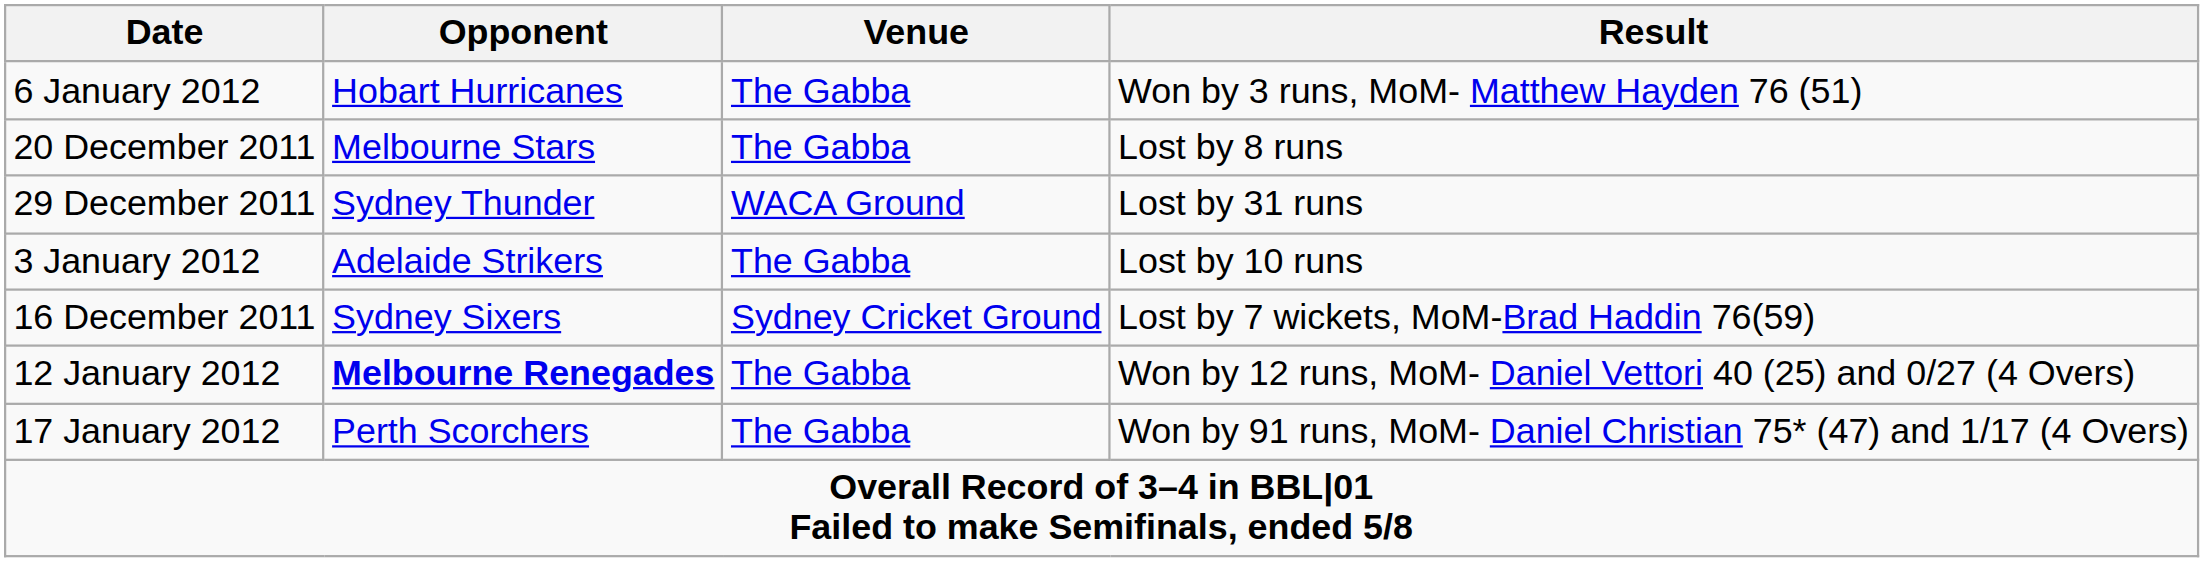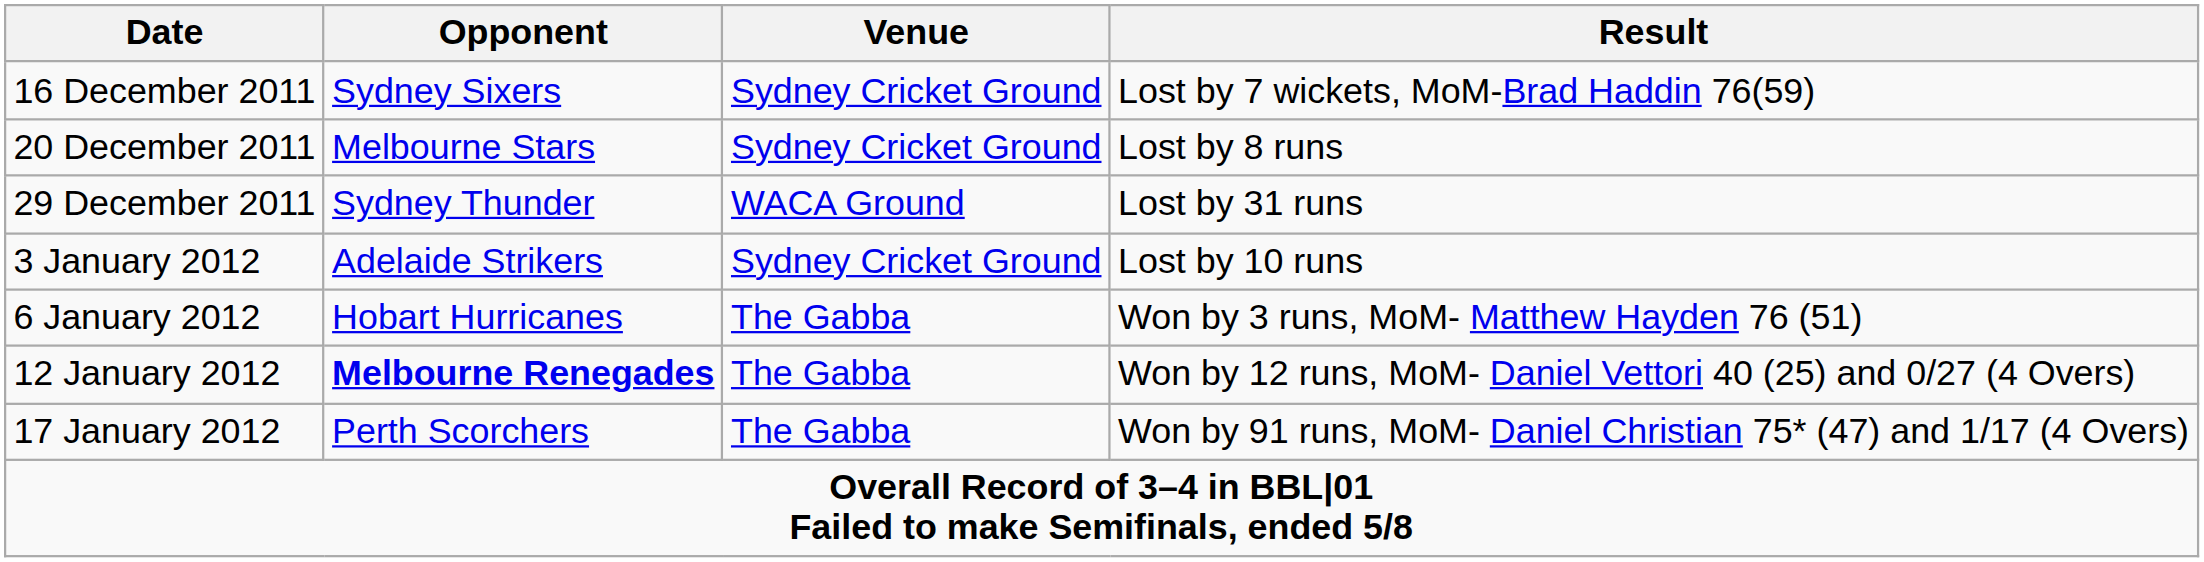rows swapped: (164, 317) <-> (137, 89)
(821, 146) The Gabba -> (916, 146) Sydney Cricket Ground
(821, 260) The Gabba -> (916, 260) Sydney Cricket Ground
